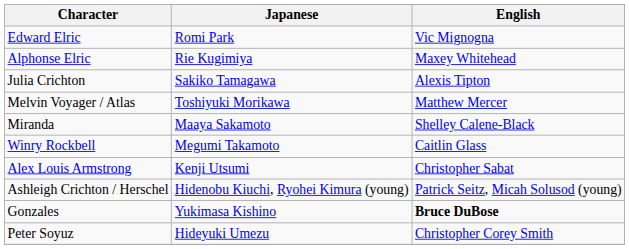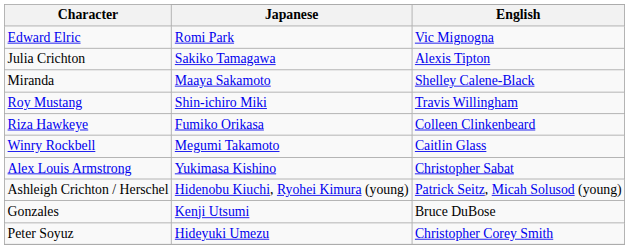- row: (49, 59)
- row: (71, 102)
+ row: (45, 102)
+ row: (48, 124)
(212, 168) Kenji Utsumi -> (225, 168) Yukimasa Kishino
(225, 211) Yukimasa Kishino -> (212, 211) Kenji Utsumi
(457, 211) bold -> (455, 211) normal
